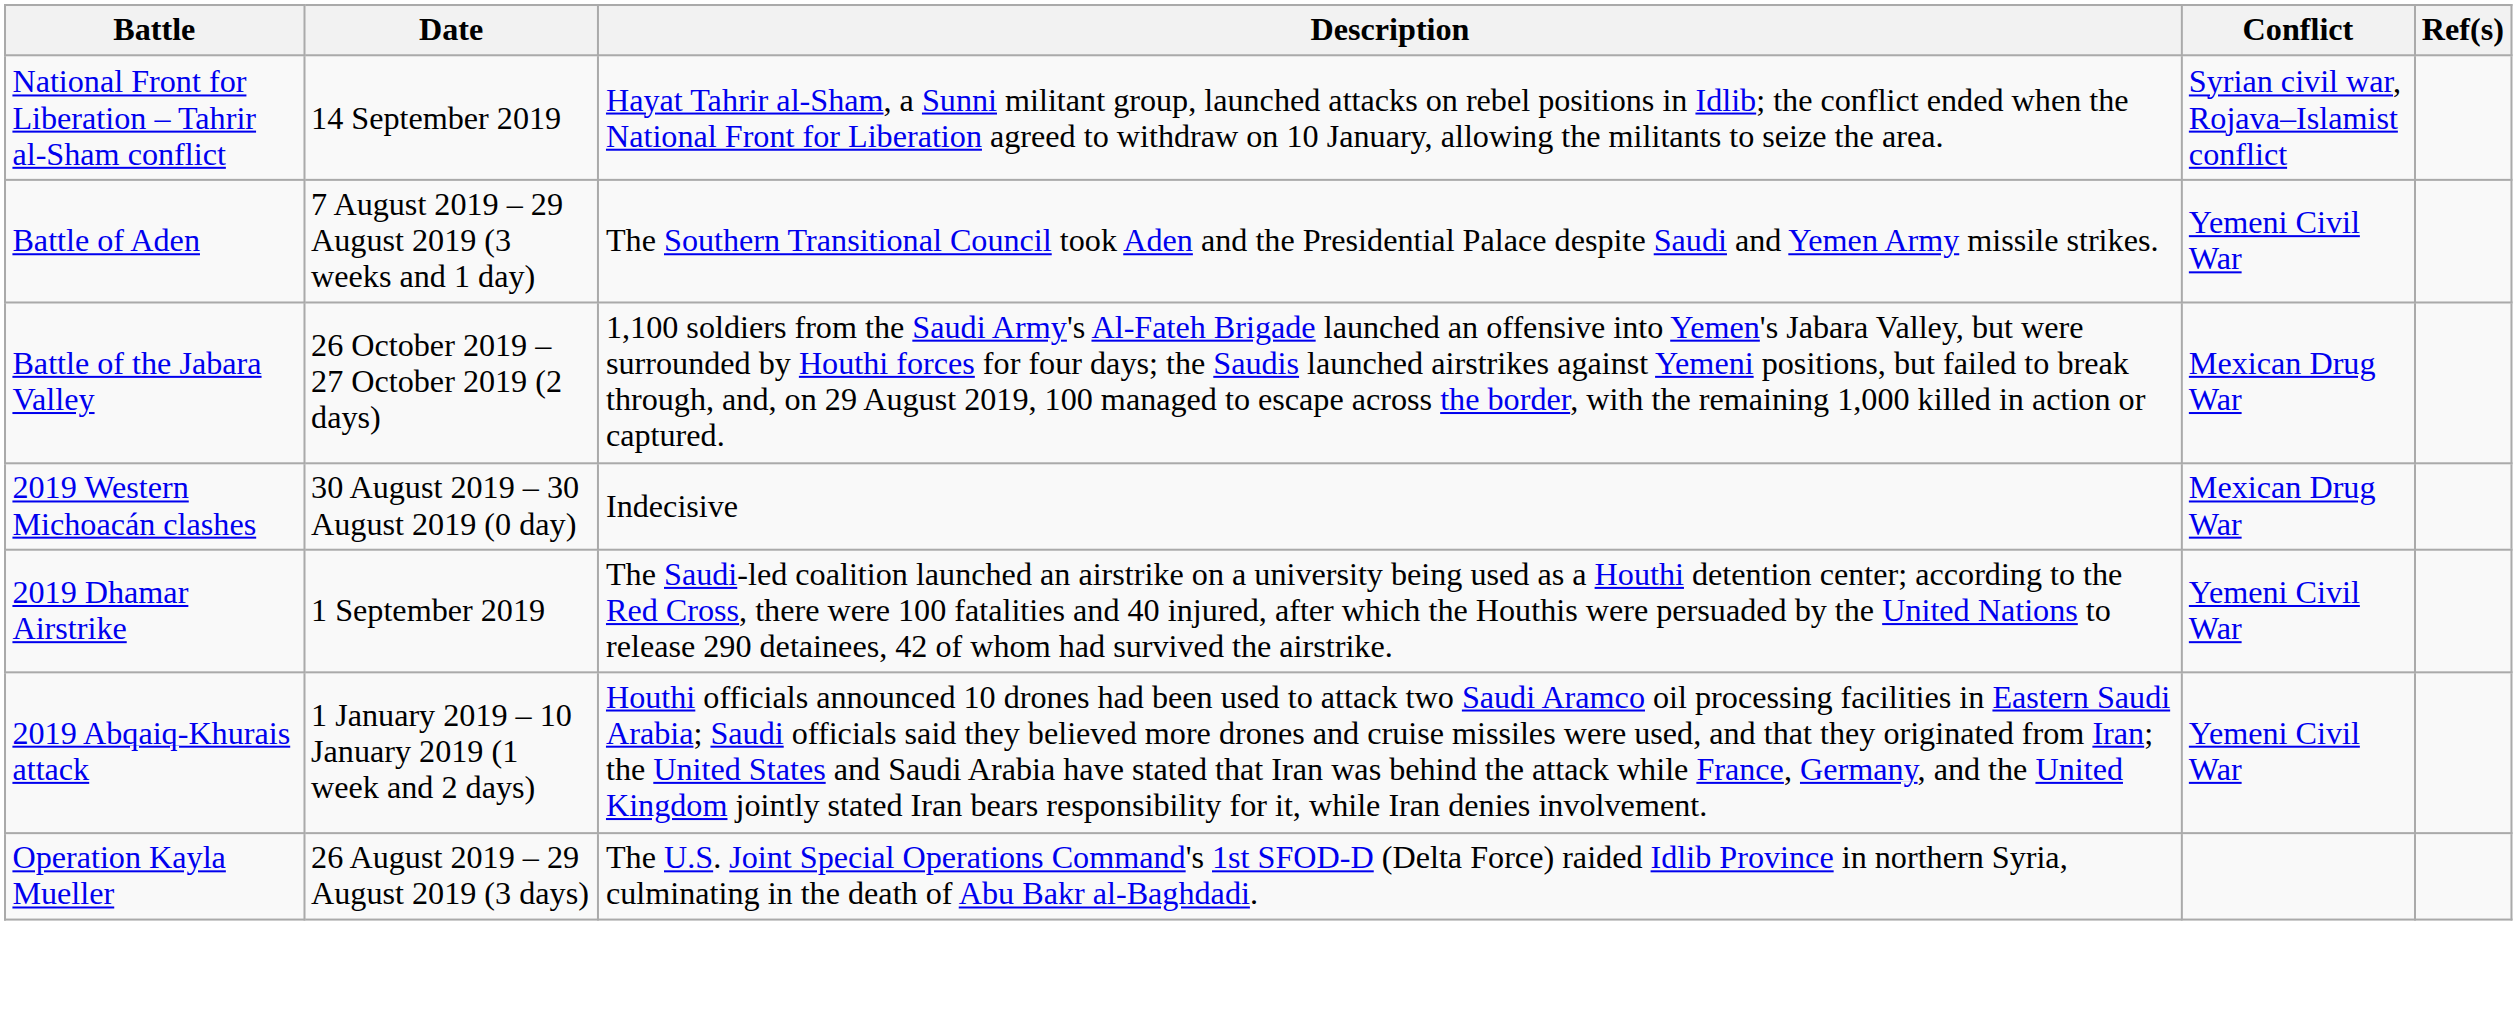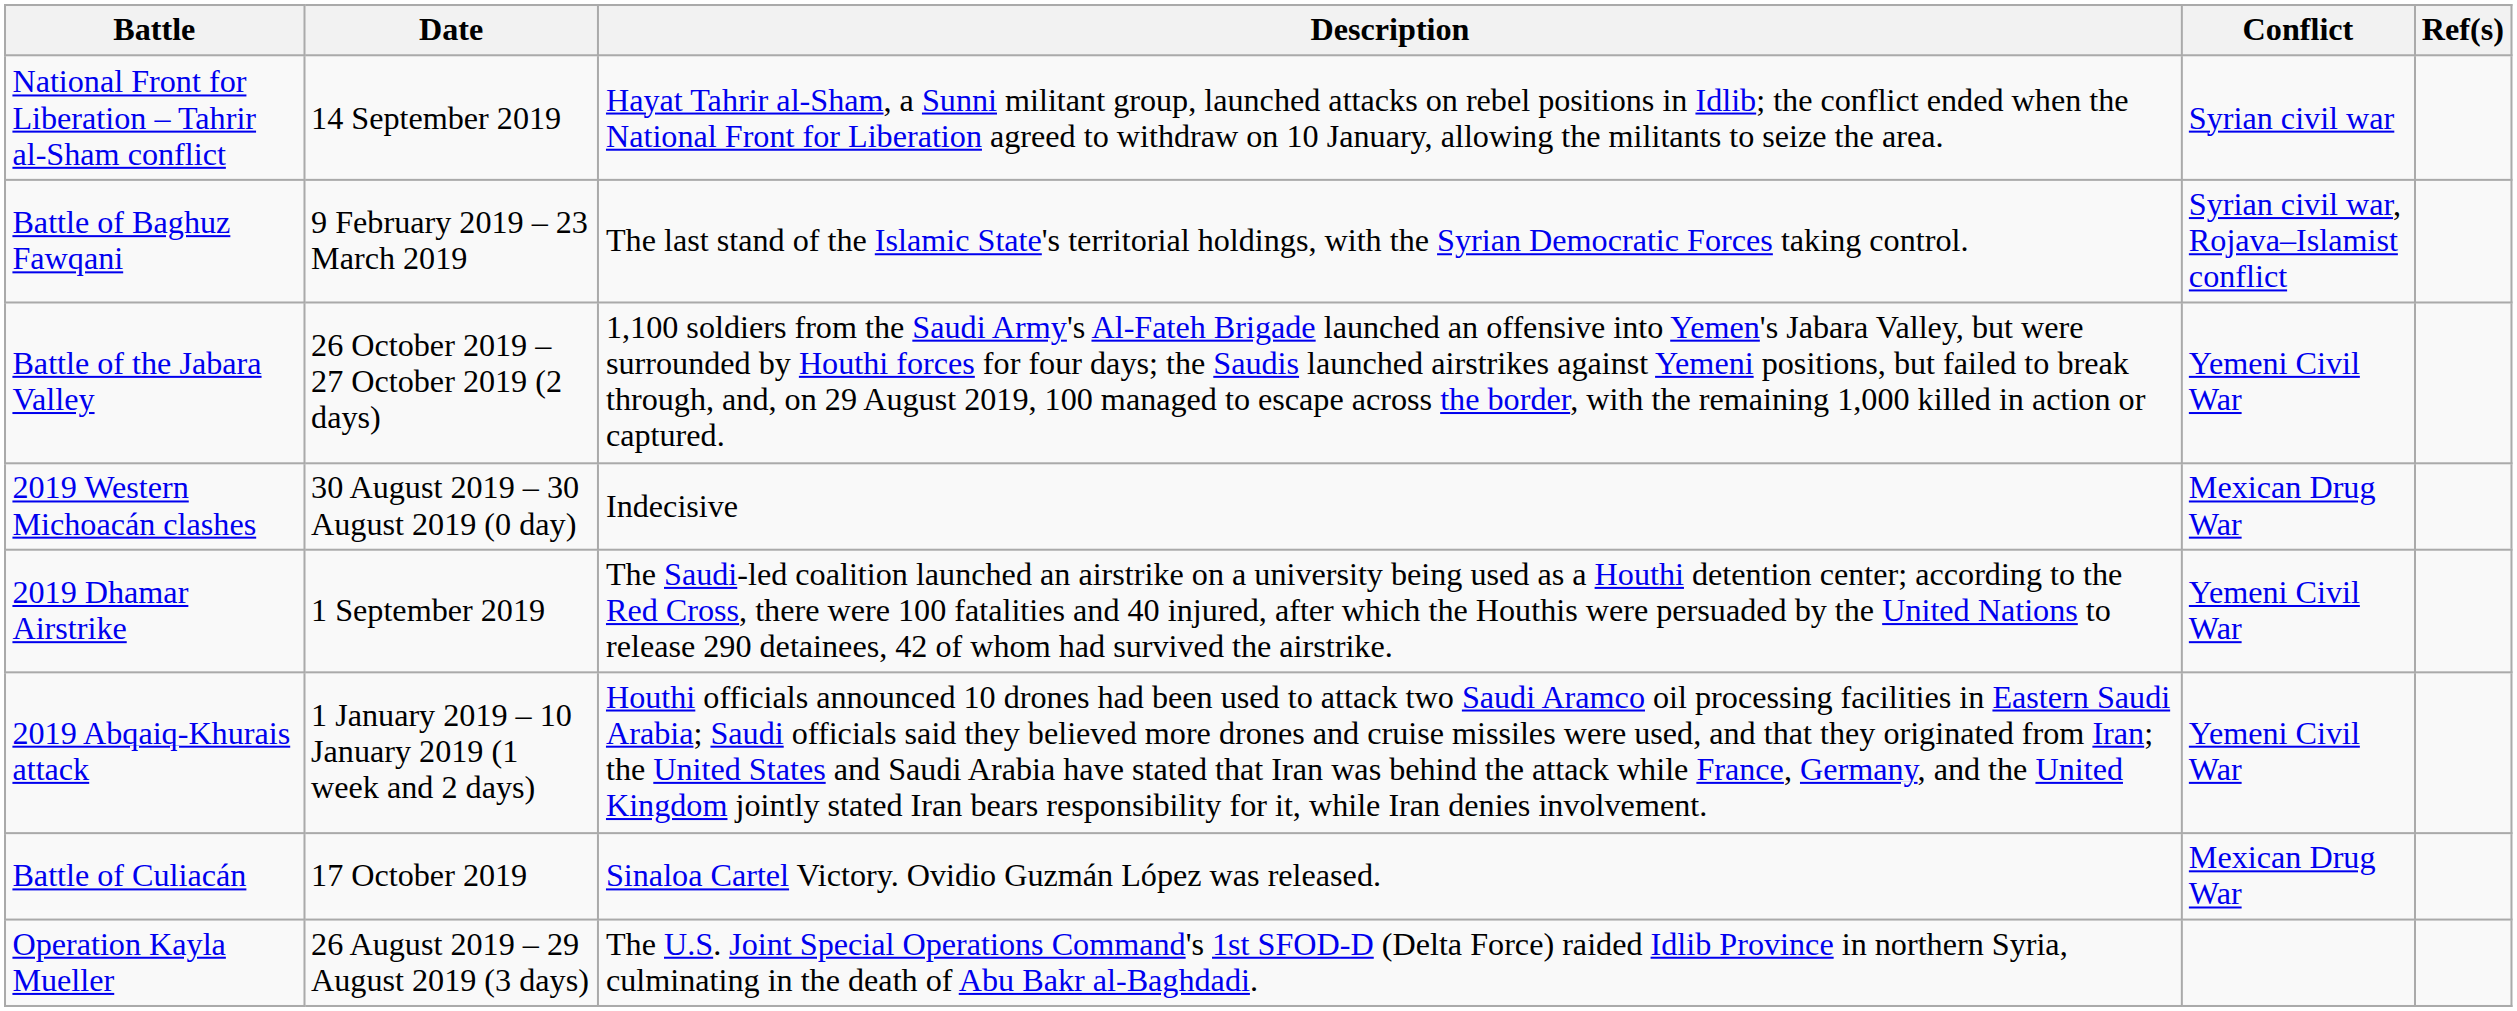(2295, 117) Syrian civil war, Rojava–Islamist conflict -> (2292, 117) Syrian civil war
+ row: (121, 240)
- row: (106, 240)
(2282, 382) Mexican Drug War -> (2274, 382) Yemeni Civil War
+ row: (129, 875)
